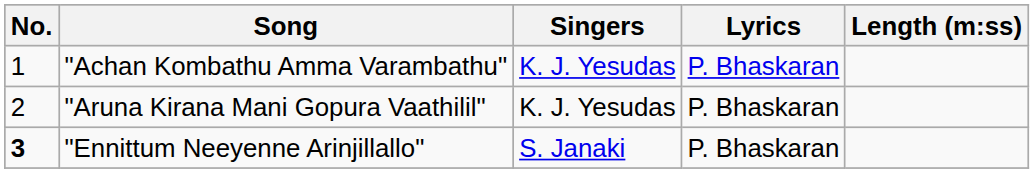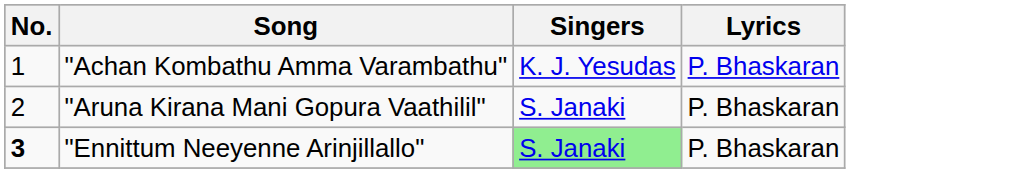- column: (937, 25)
(597, 107) K. J. Yesudas -> (572, 107) S. Janaki
(572, 148) no background -> (572, 148) lightgreen background
